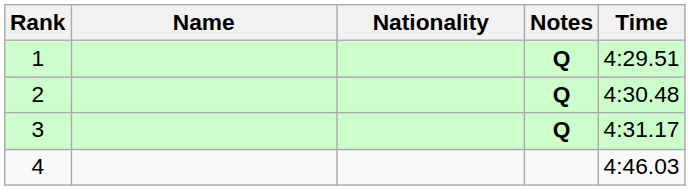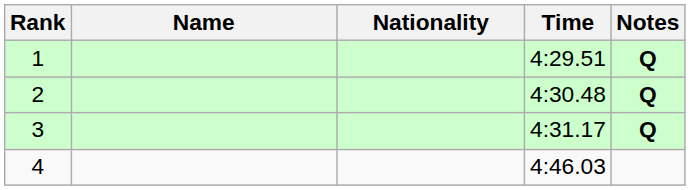columns swapped: (642, 22) <-> (562, 22)
